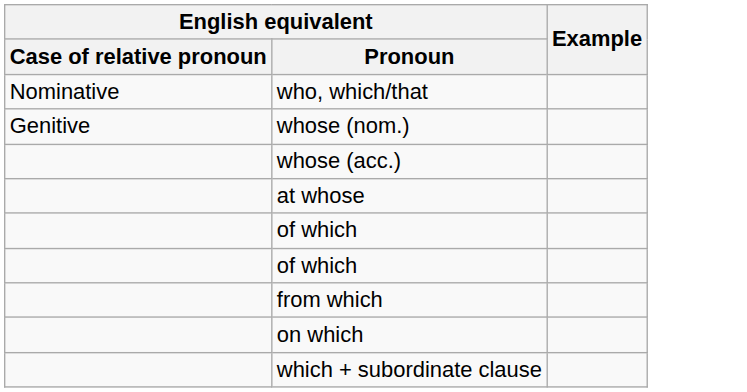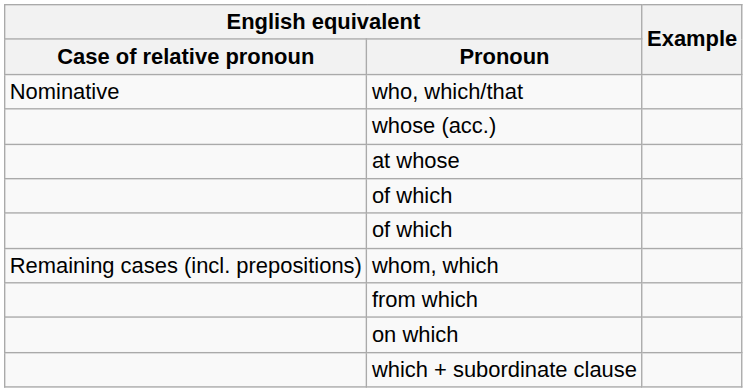- row: (50, 126)
+ row: (186, 265)
